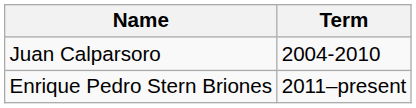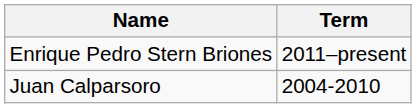rows swapped: (85, 53) <-> (141, 86)
